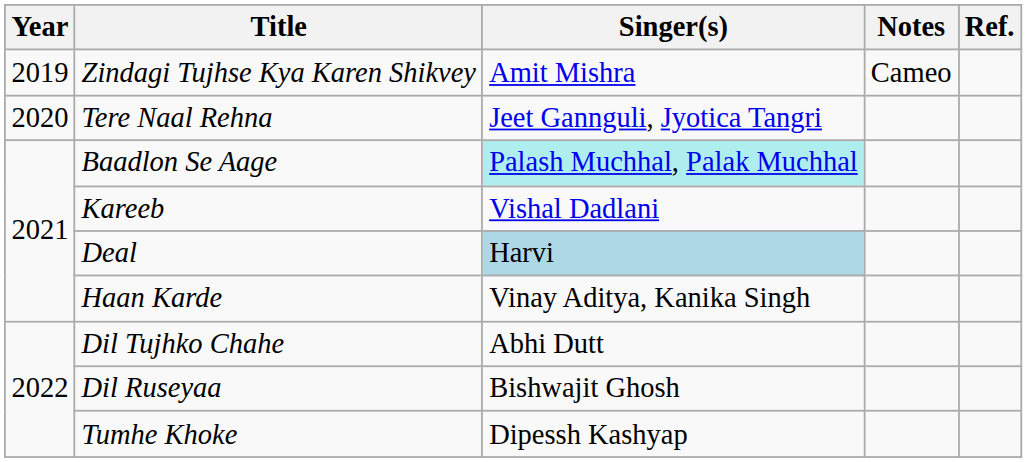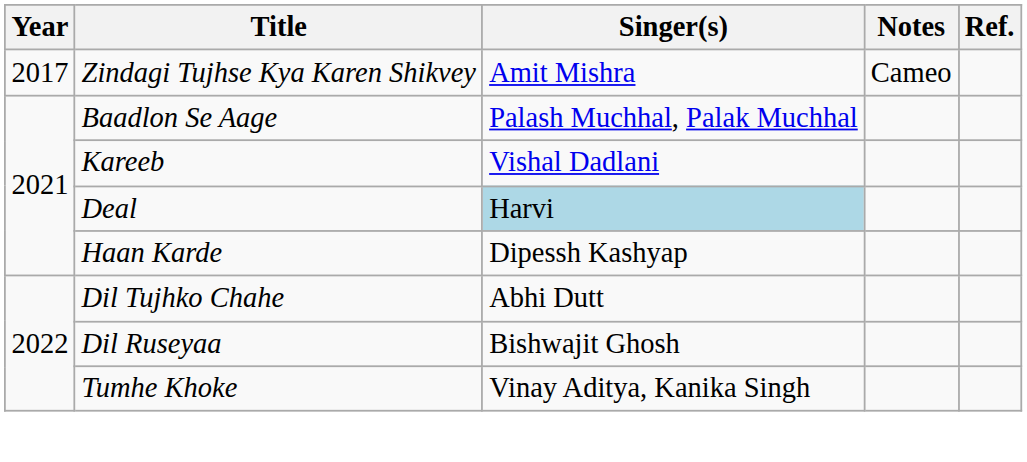(40, 72) 2019 -> (40, 72) 2017
- row: (177, 117)
(673, 162) paleturquoise background -> (673, 117) no background
(650, 298) Vinay Aditya, Kanika Singh -> (588, 252) Dipessh Kashyap
(588, 433) Dipessh Kashyap -> (650, 388) Vinay Aditya, Kanika Singh
